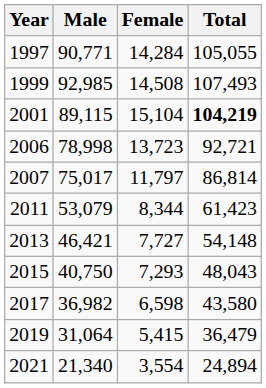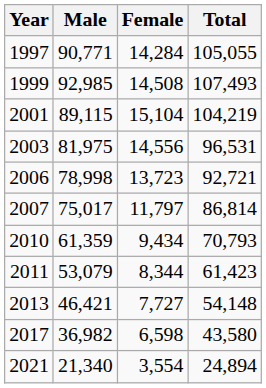(225, 114) bold -> (225, 114) normal
+ row: (29, 146)
+ row: (29, 240)
- row: (29, 271)
- row: (29, 334)
